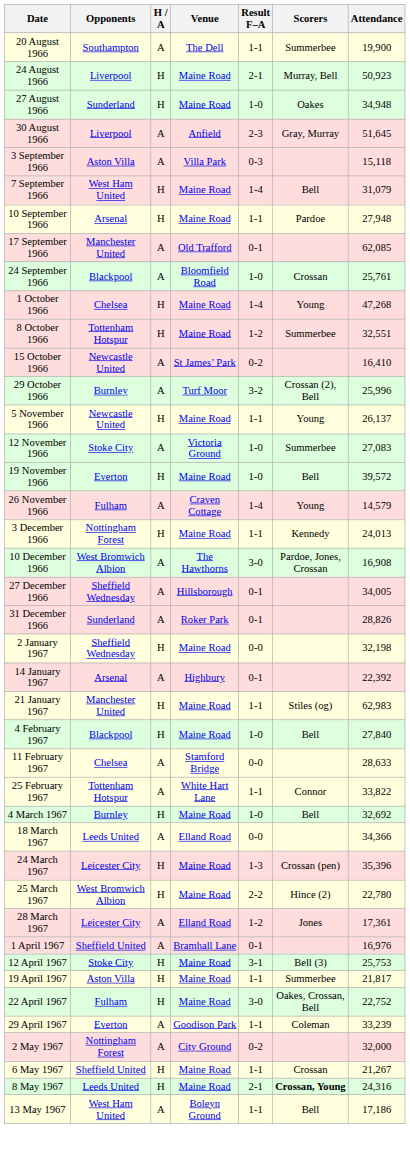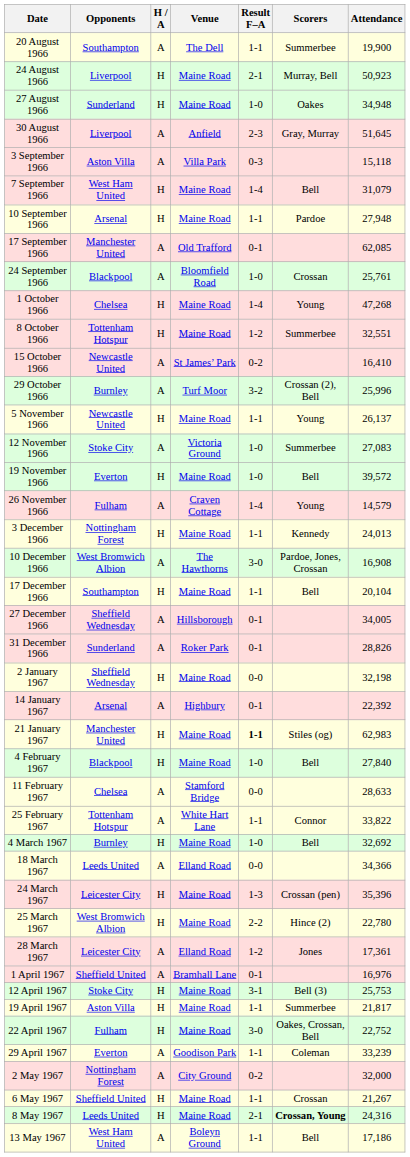+ row: (37, 591)
(256, 705) normal -> (256, 734) bold
